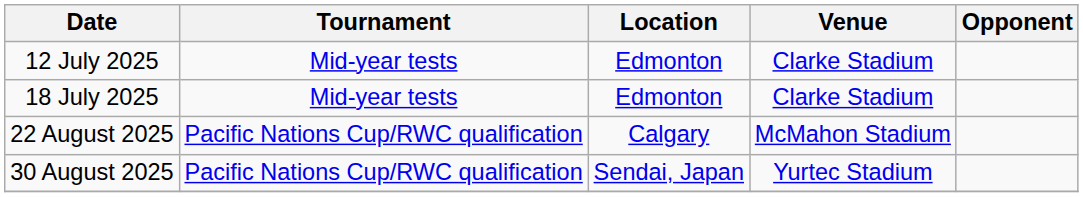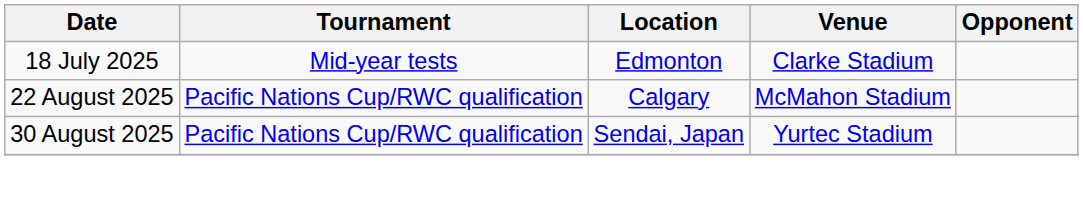- row: (92, 60)
